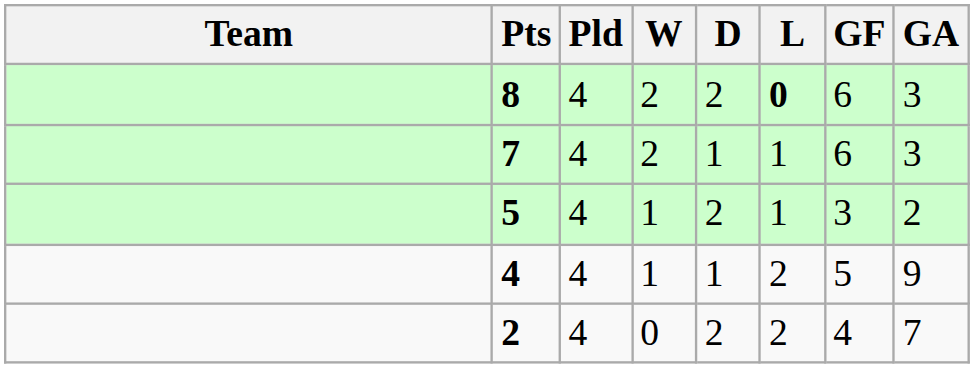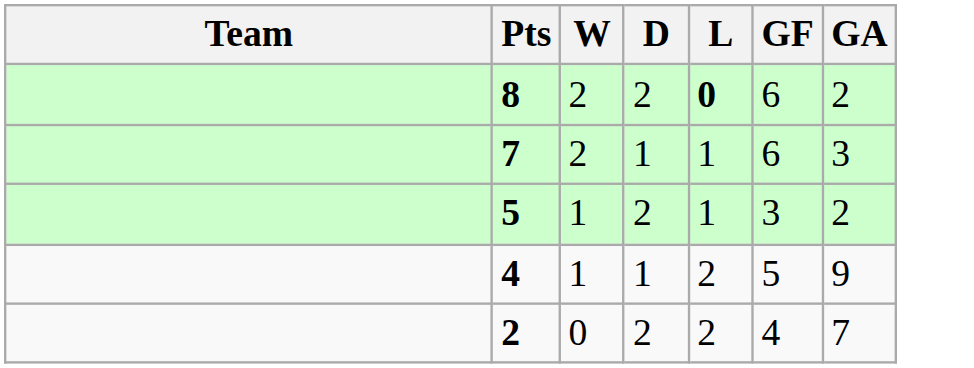- column: (596, 34)
(912, 93) 3 -> (841, 93) 2
